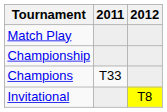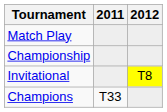rows swapped: (38, 96) <-> (40, 76)
